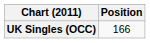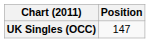(122, 29) 166 -> (122, 29) 147
